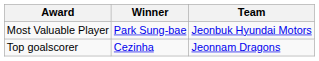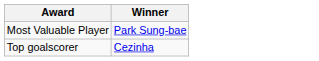- column: (252, 13)
